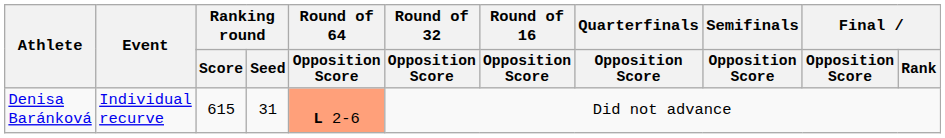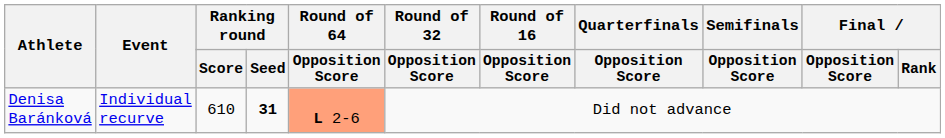(221, 110) 615 -> (221, 110) 610
(268, 110) normal -> (268, 110) bold
